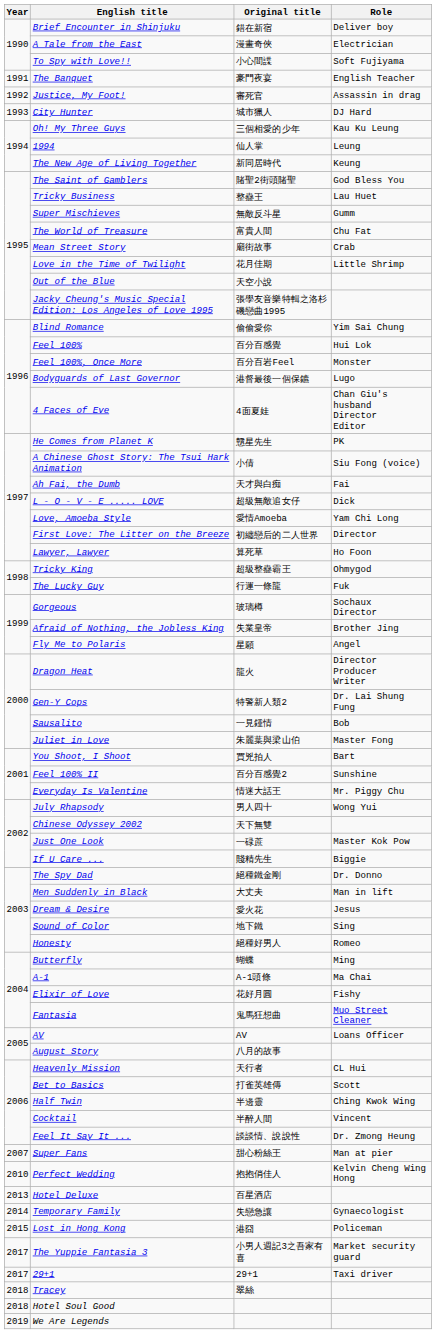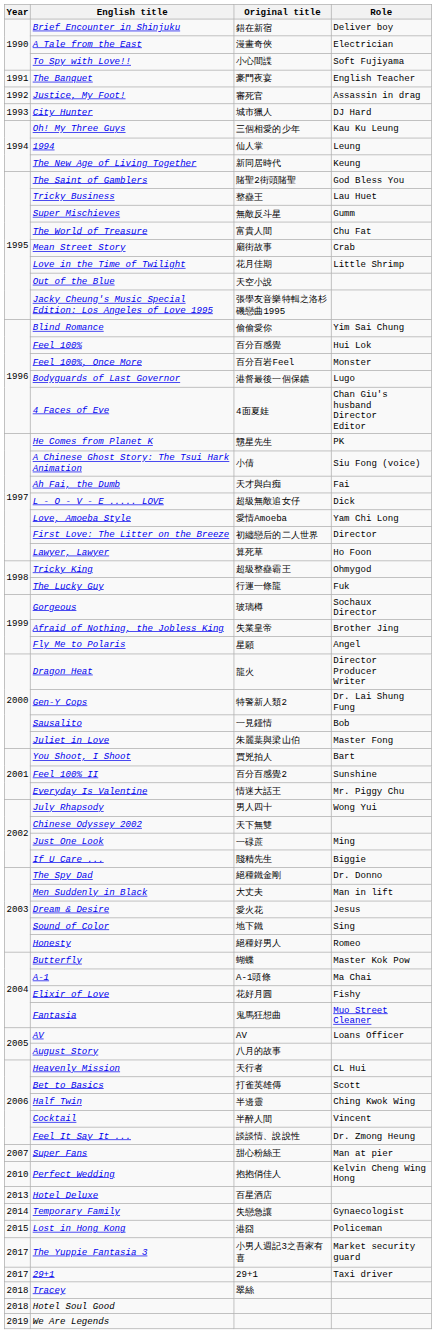(371, 842) Master Kok Pow -> (344, 842) Ming
(344, 960) Ming -> (371, 960) Master Kok Pow
